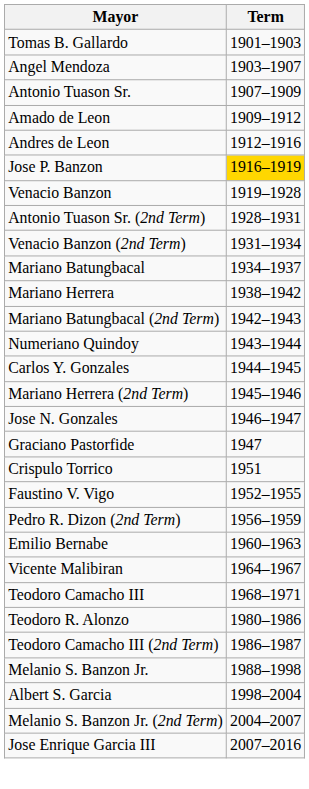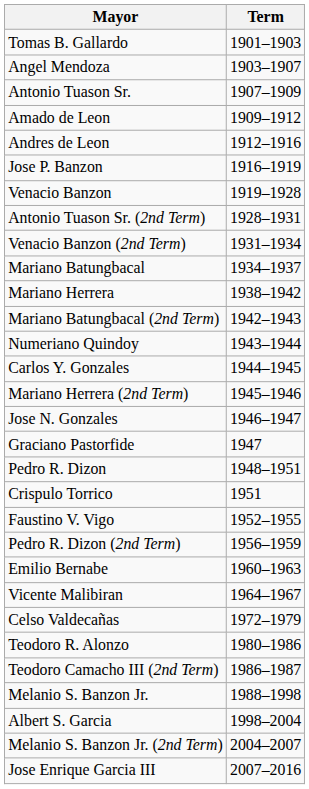(266, 167) gold background -> (266, 167) no background
+ row: (57, 469)
- row: (76, 594)
+ row: (64, 619)
